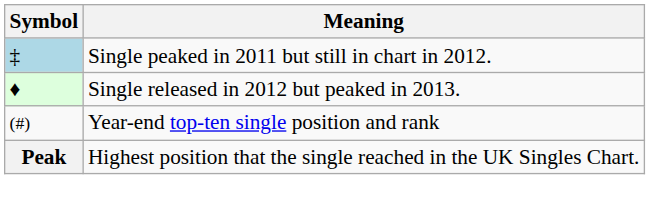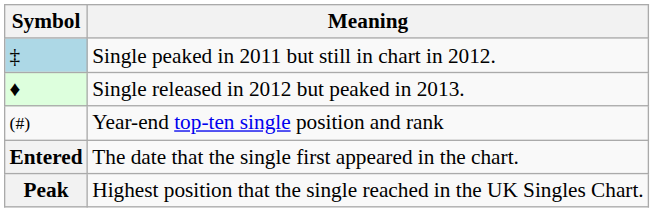+ row: (306, 156)
